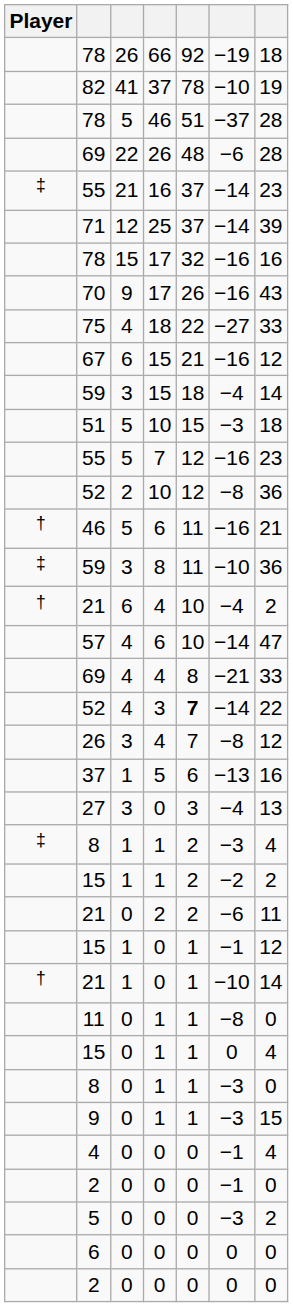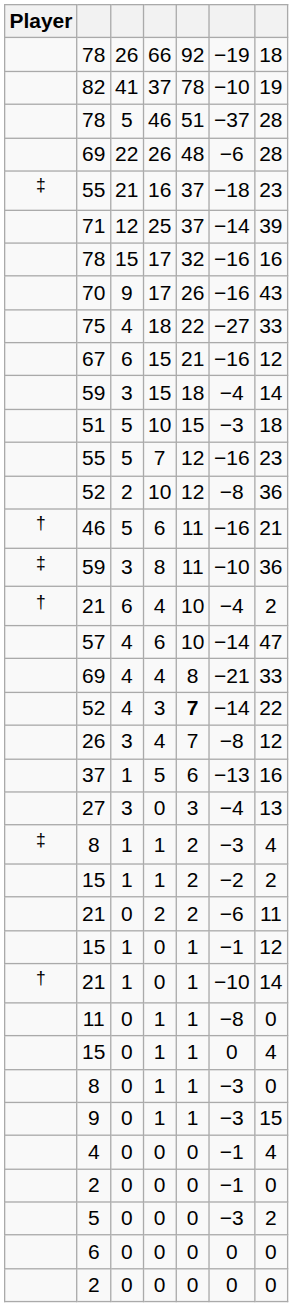(232, 190) −14 -> (232, 190) −18
